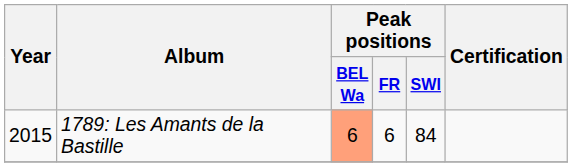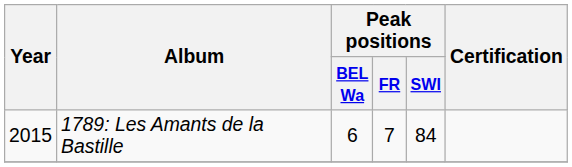(352, 135) lightsalmon background -> (352, 135) no background
(389, 135) 6 -> (389, 135) 7
